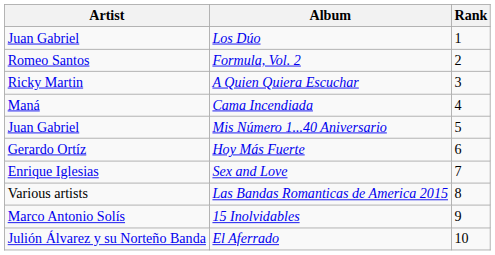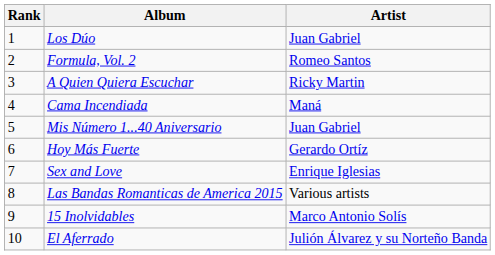columns swapped: (471, 15) <-> (107, 15)
